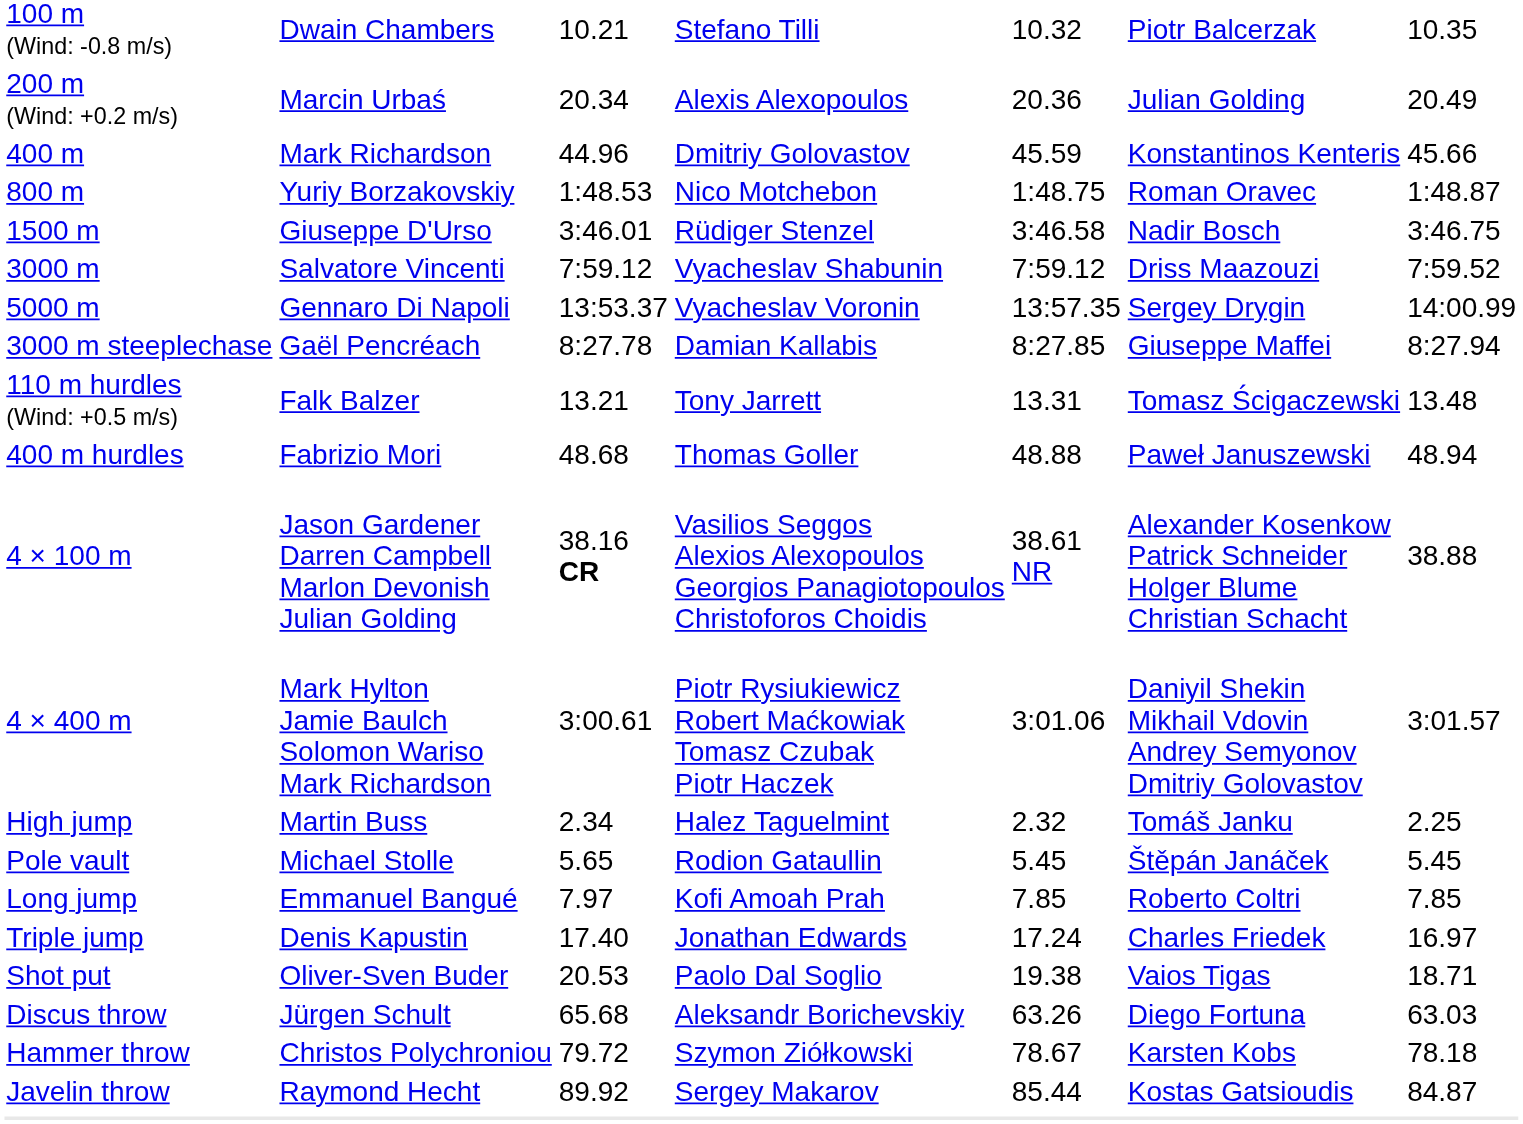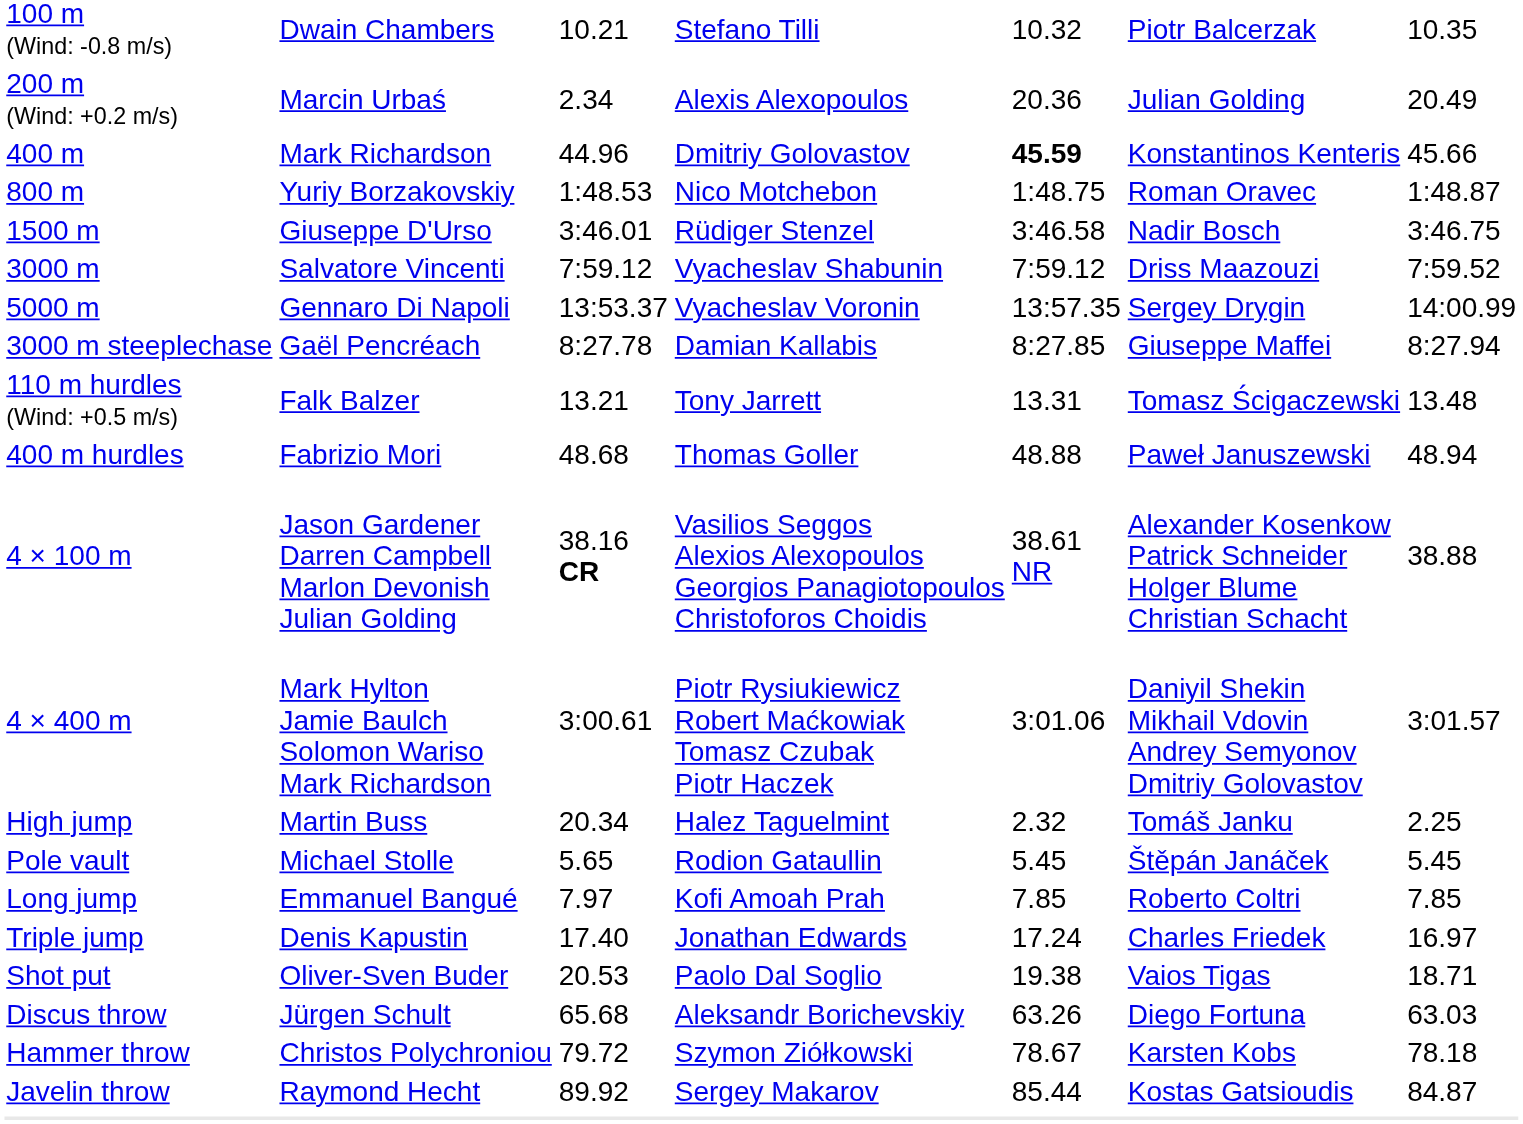(594, 99) 20.34 -> (586, 99) 2.34
(1047, 153) normal -> (1047, 153) bold
(586, 822) 2.34 -> (594, 822) 20.34
